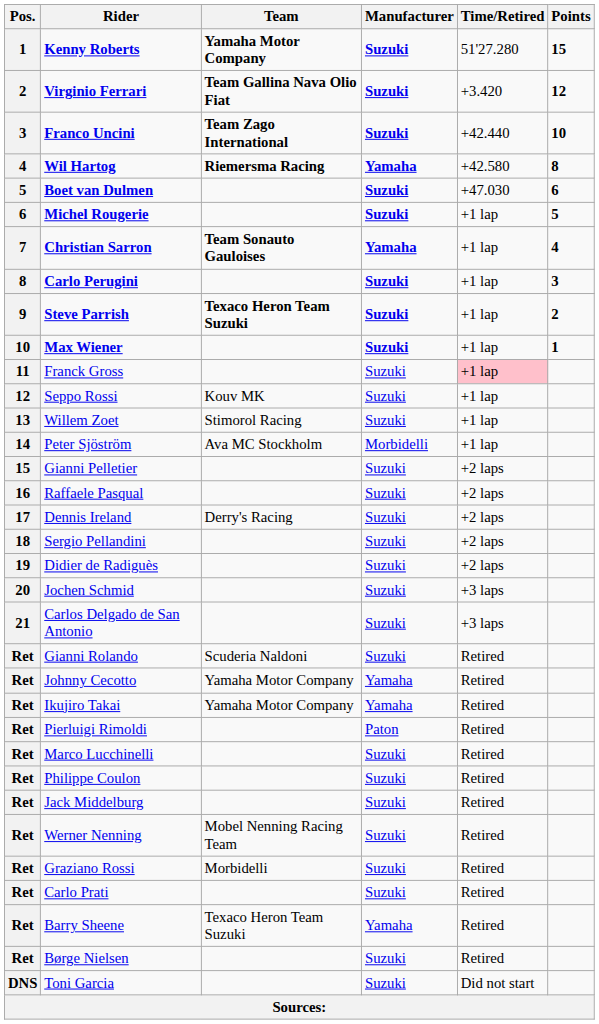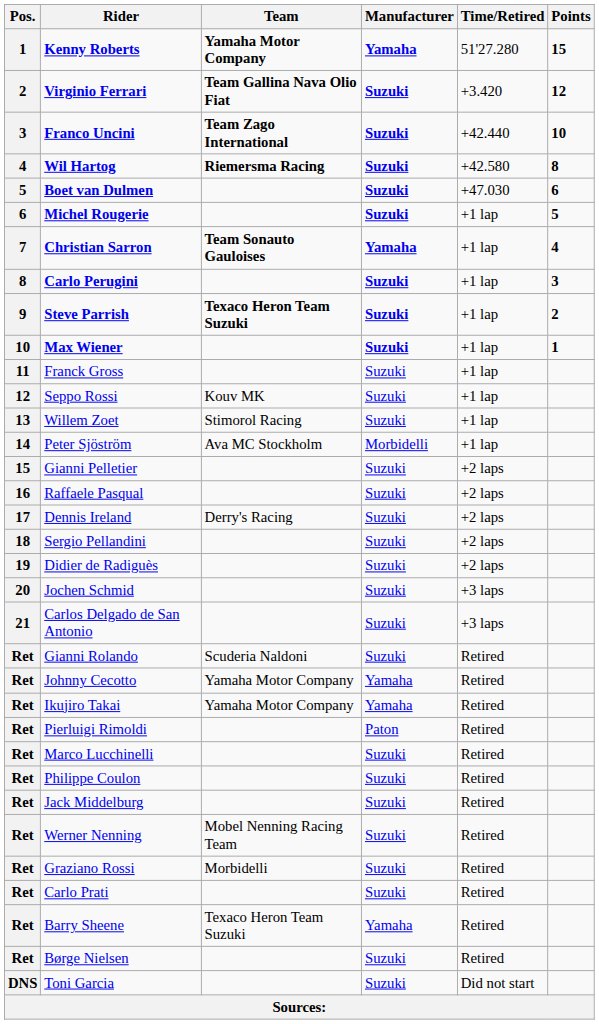(387, 49) Suzuki -> (391, 49) Yamaha
(391, 166) Yamaha -> (387, 166) Suzuki
(479, 371) pink background -> (479, 371) no background
